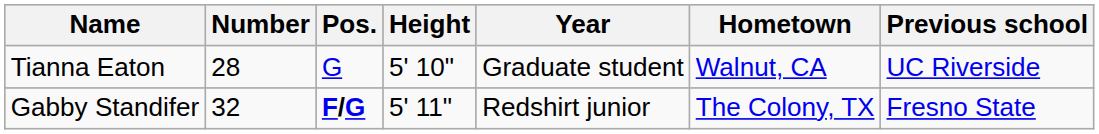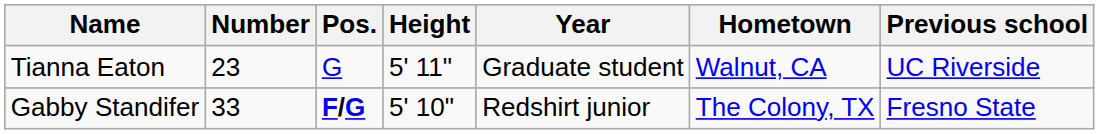(226, 66) 28 -> (226, 66) 23
(421, 66) 5' 10" -> (421, 66) 5' 11"
(226, 107) 32 -> (226, 107) 33
(421, 107) 5' 11" -> (421, 107) 5' 10"
